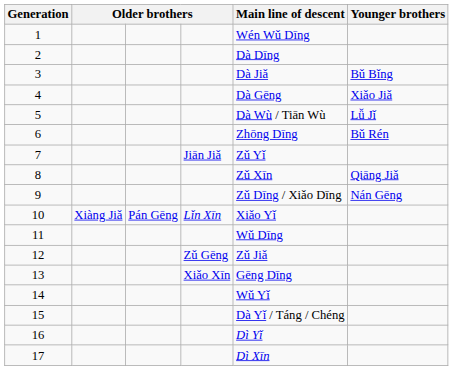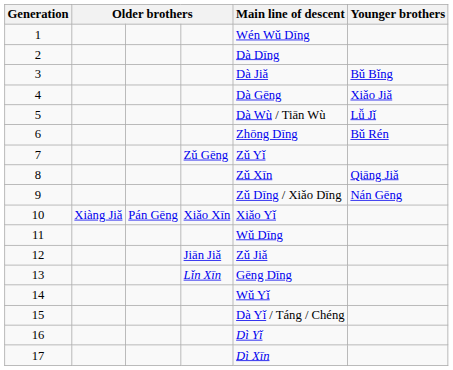(202, 154) Jiān Jiǎ -> (206, 154) Zǔ Gēng
(202, 214) Lǐn Xīn -> (207, 214) Xiǎo Xīn
(206, 255) Zǔ Gēng -> (202, 255) Jiān Jiǎ
(207, 275) Xiǎo Xīn -> (202, 275) Lǐn Xīn
